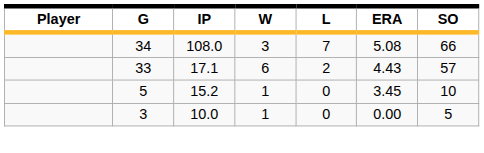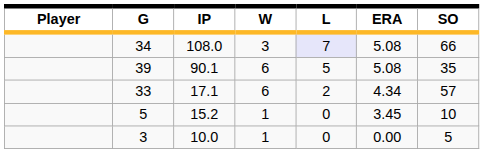(326, 45) no background -> (326, 45) lavender background
+ row: (143, 68)
(387, 68) 4.43 -> (387, 91) 4.34
